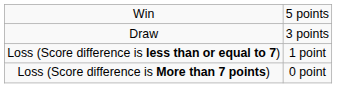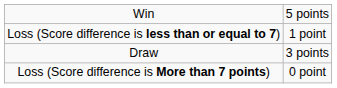rows swapped: (144, 33) <-> (144, 53)
